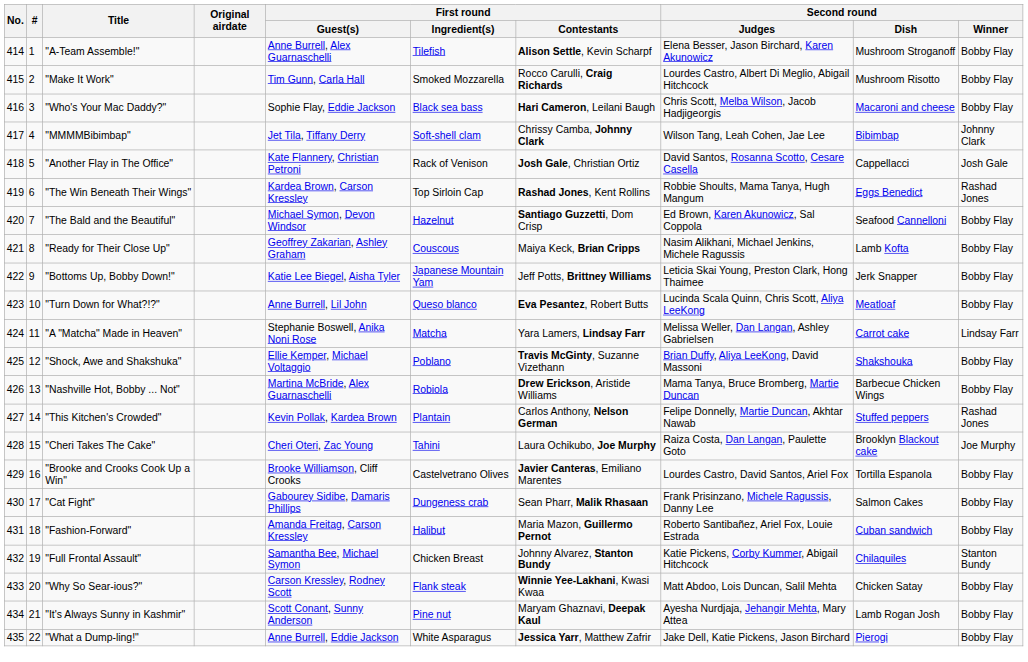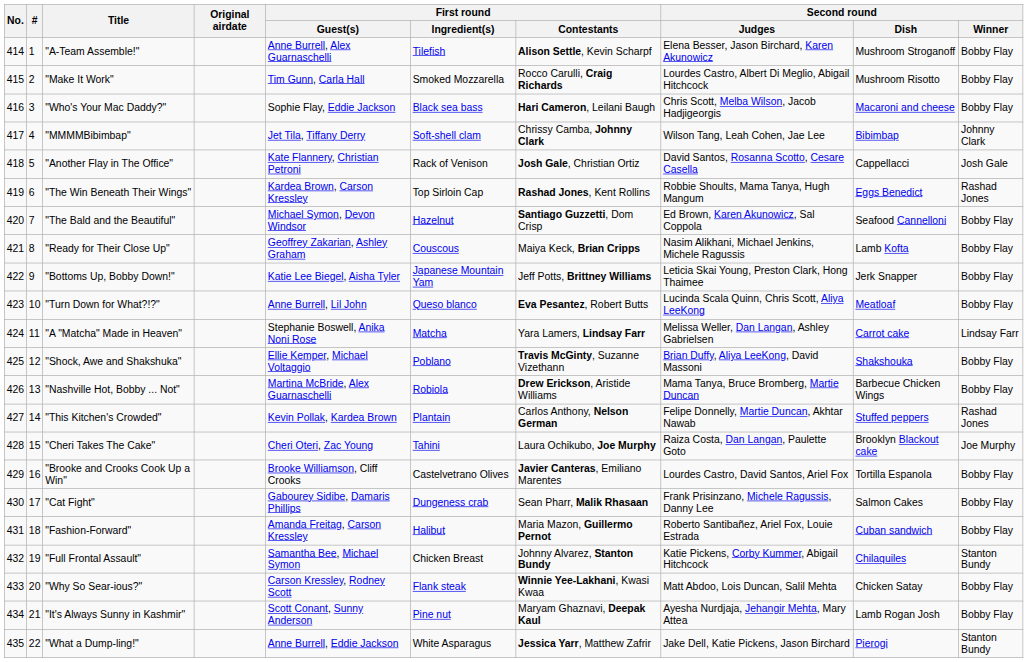(987, 637) Bobby Flay -> (979, 643) Stanton Bundy
